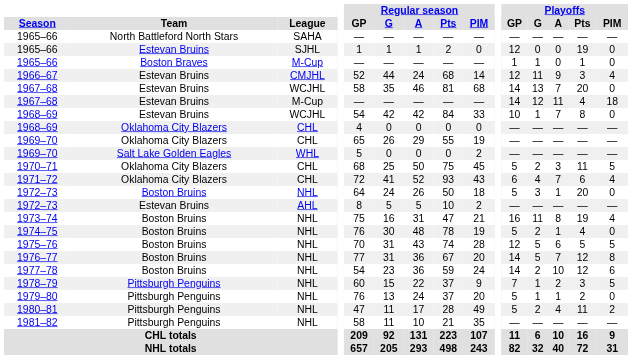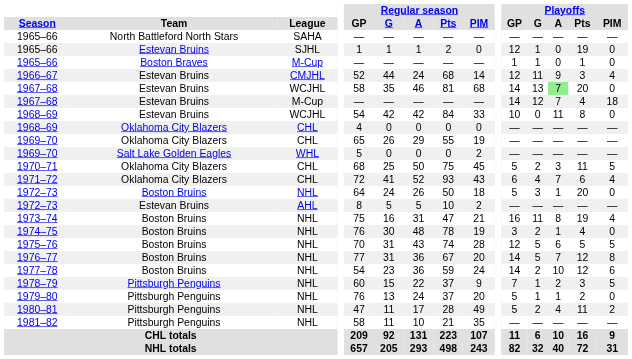(538, 49) 0 -> (538, 49) 1
(558, 88) no background -> (558, 88) lightgreen background
(558, 101) 11 -> (558, 101) 7
(538, 114) 1 -> (538, 114) 0
(558, 114) 7 -> (558, 114) 11
(514, 231) 5 -> (514, 231) 3
